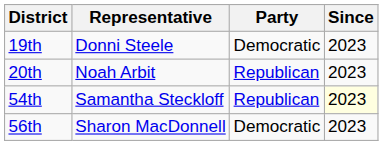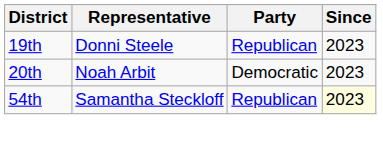(277, 45) Democratic -> (274, 45) Republican
(276, 72) Republican -> (275, 72) Democratic
- row: (25, 126)
